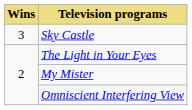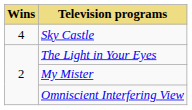(21, 34) 3 -> (21, 34) 4
